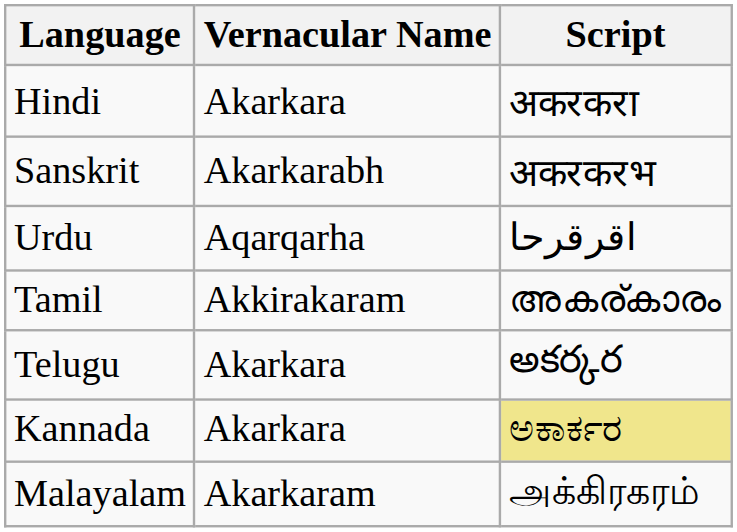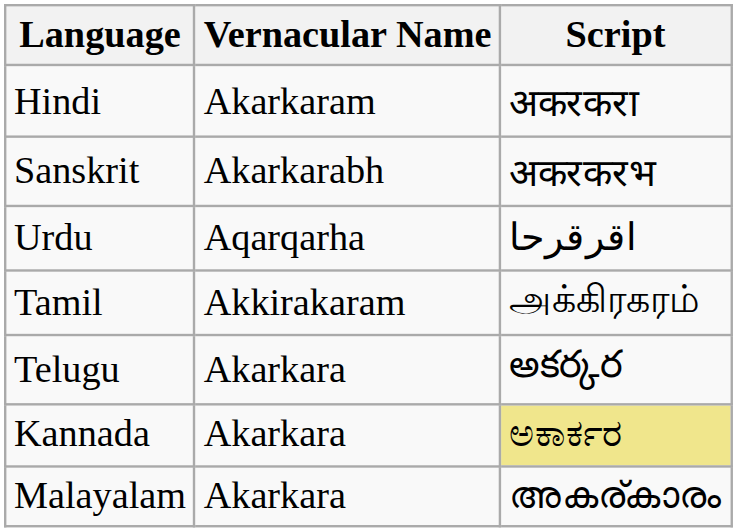(275, 100) Akarkara -> (290, 100) Akarkaram
(615, 298) അകര്കാരം -> (605, 298) அக்கிரகரம்
(290, 492) Akarkaram -> (275, 495) Akarkara
(605, 490) அக்கிரகரம் -> (615, 495) അകര്കാരം
